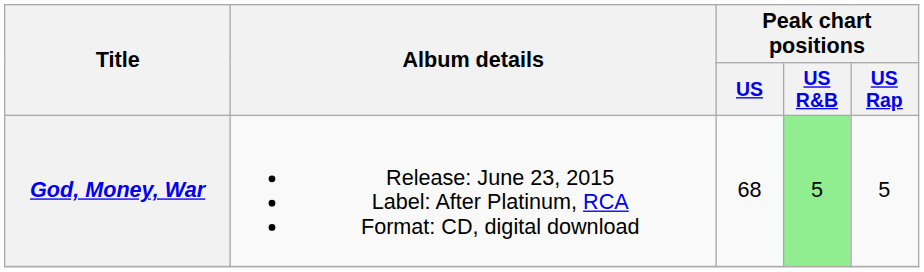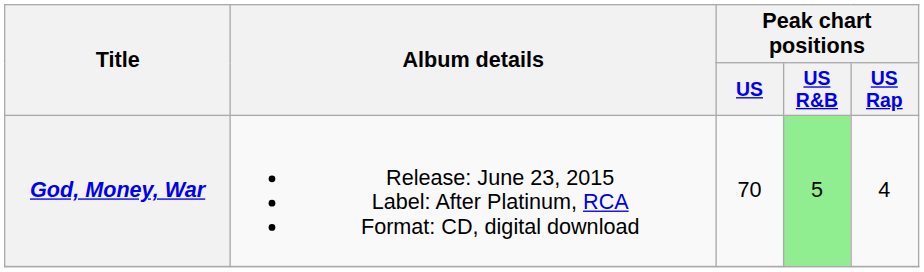(749, 190) 68 -> (749, 190) 70
(884, 190) 5 -> (884, 190) 4
